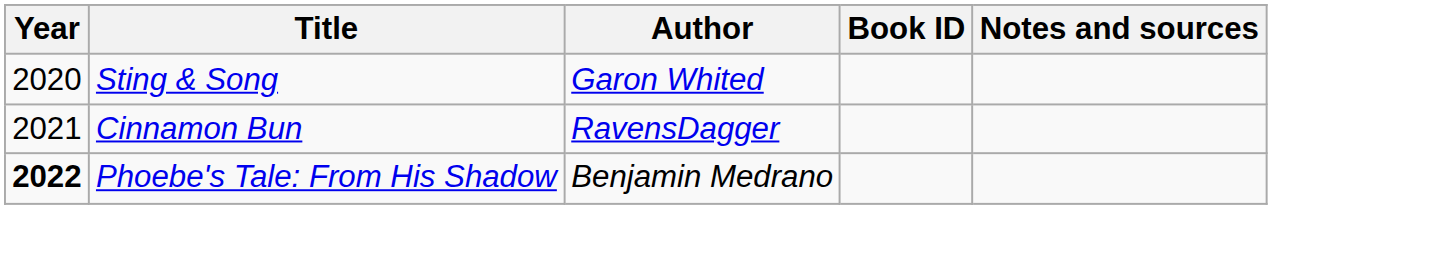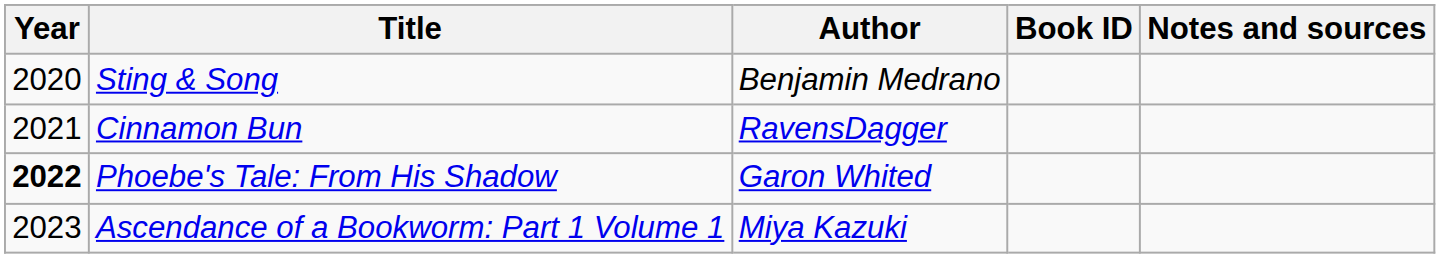(667, 78) Garon Whited -> (870, 78) Benjamin Medrano
(702, 177) Benjamin Medrano -> (835, 177) Garon Whited
+ row: (410, 227)
